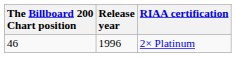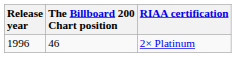columns swapped: (117, 19) <-> (50, 19)
